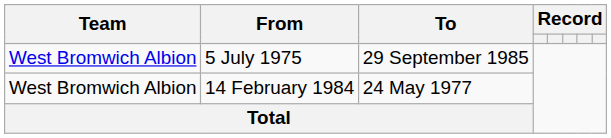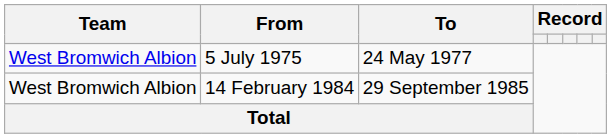(446, 58) 29 September 1985 -> (417, 58) 24 May 1977
(417, 88) 24 May 1977 -> (446, 88) 29 September 1985
